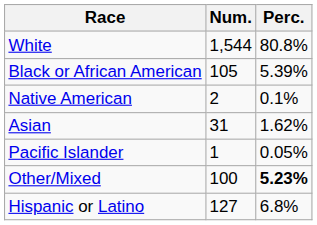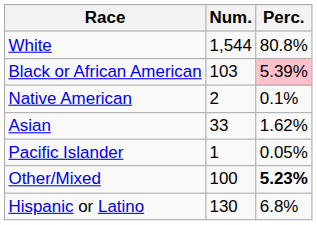(224, 71) 105 -> (224, 71) 103
(284, 71) no background -> (284, 71) pink background
(219, 125) 31 -> (219, 125) 33
(224, 206) 127 -> (224, 206) 130
